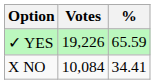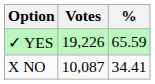(83, 67) 10,084 -> (83, 67) 10,087
